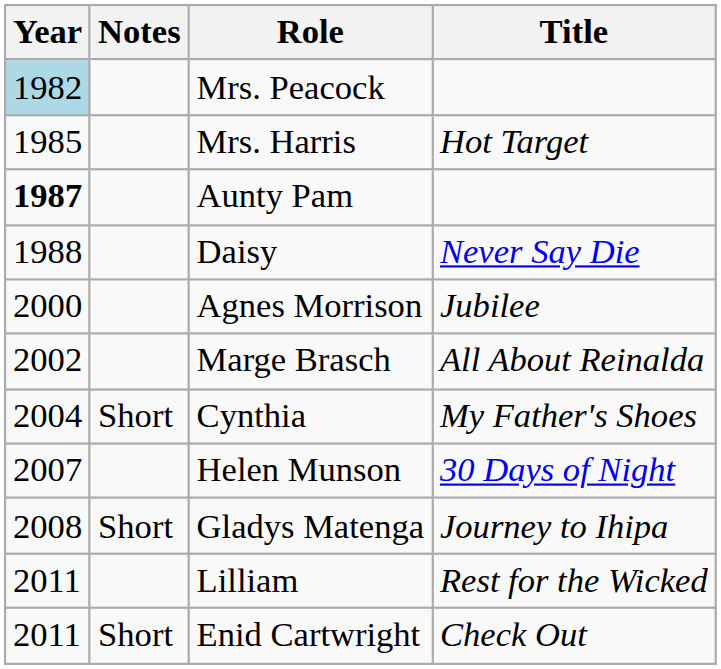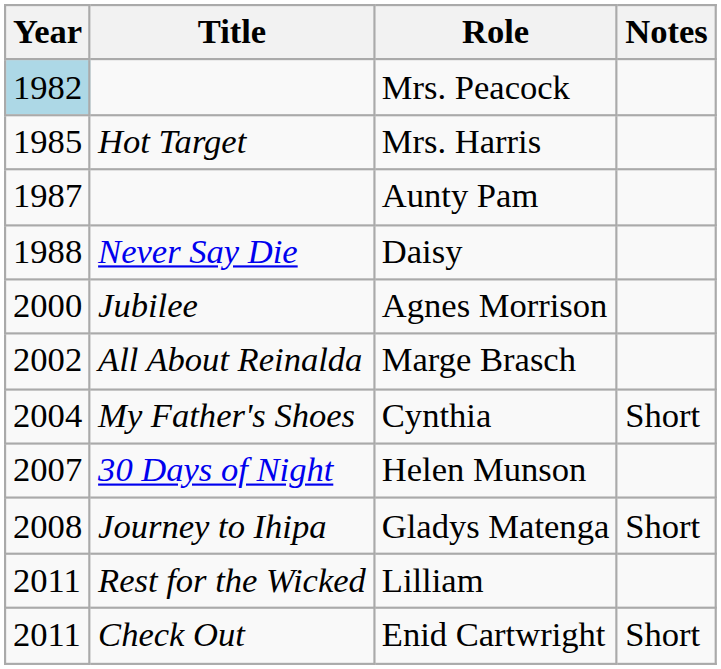columns swapped: (574, 31) <-> (139, 31)
(48, 196) bold -> (48, 196) normal
